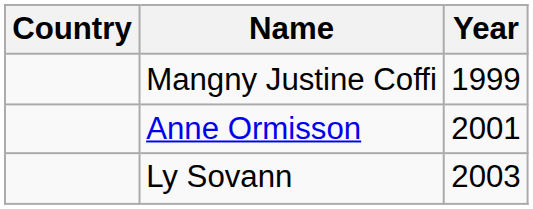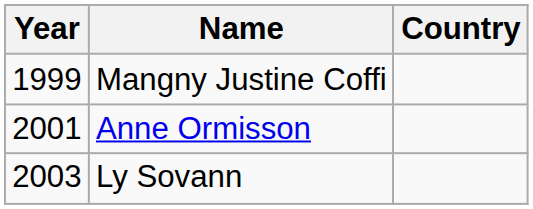columns swapped: (486, 29) <-> (72, 29)
